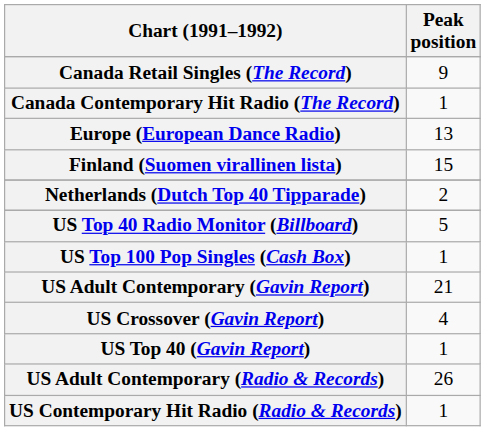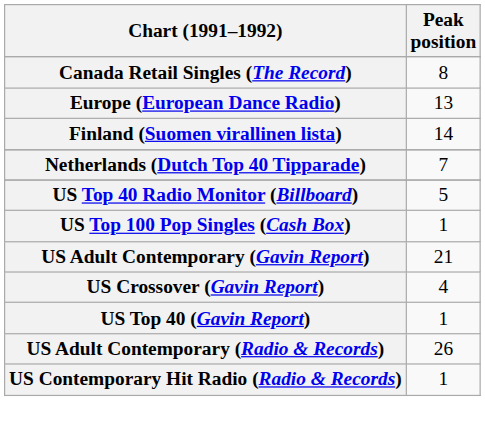(443, 72) 9 -> (443, 72) 8
- row: (205, 103)
(443, 164) 15 -> (443, 133) 14
(443, 195) 2 -> (443, 164) 7
